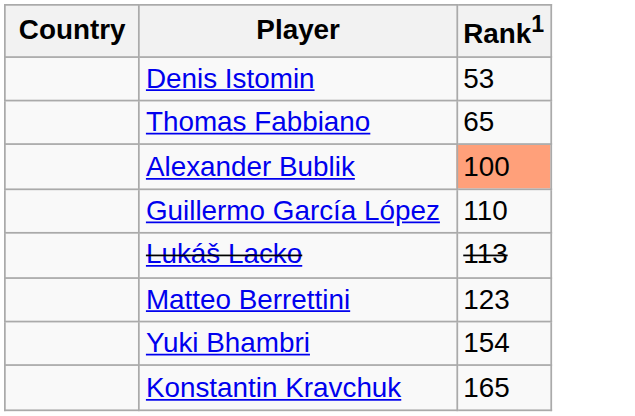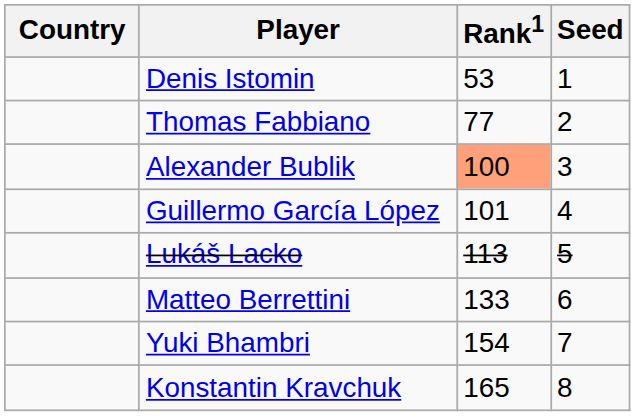+ column: (590, 30)
(479, 122) 65 -> (479, 122) 77
(485, 210) 110 -> (486, 210) 101
(486, 299) 123 -> (486, 299) 133
